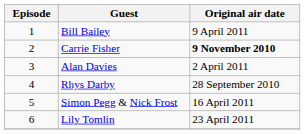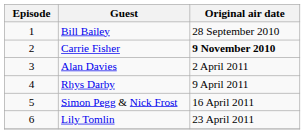(220, 31) 9 April 2011 -> (236, 31) 28 September 2010
(236, 84) 28 September 2010 -> (220, 84) 9 April 2011
